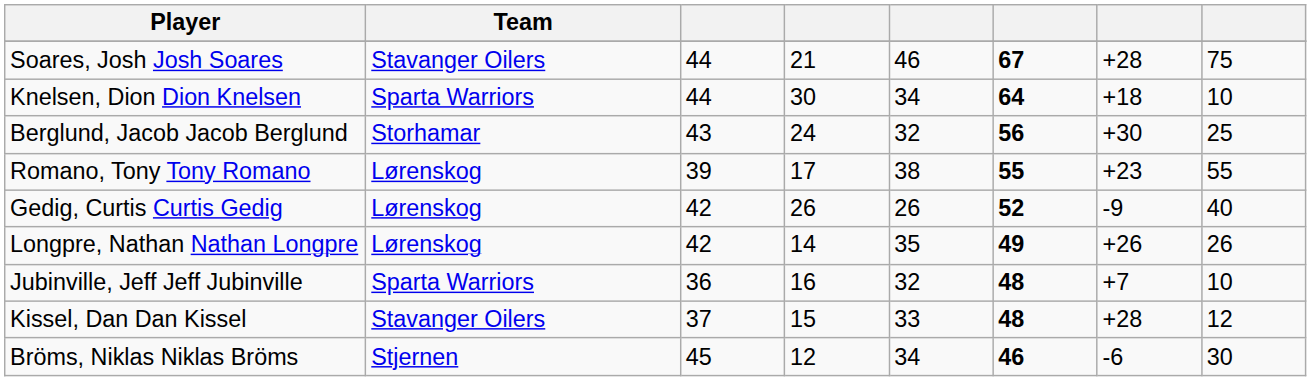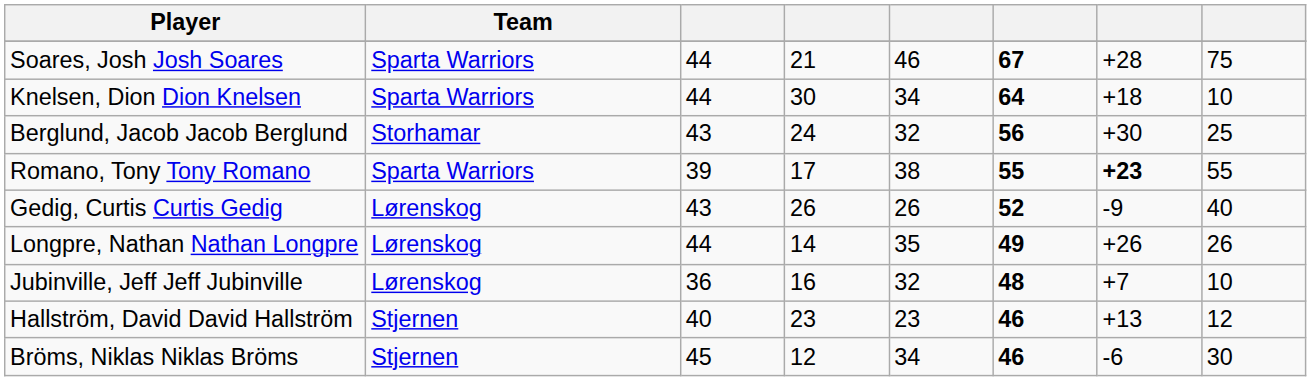(458, 60) Stavanger Oilers -> (453, 60) Sparta Warriors
(426, 171) Lørenskog -> (453, 171) Sparta Warriors
(1122, 171) normal -> (1122, 171) bold
(699, 208) 42 -> (699, 208) 43
(699, 245) 42 -> (699, 245) 44
(453, 282) Sparta Warriors -> (426, 282) Lørenskog
- row: (128, 319)
+ row: (181, 319)
